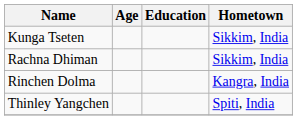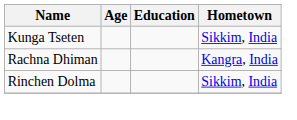(250, 59) Sikkim, India -> (240, 59) Kangra, India
(251, 81) Kangra, India -> (239, 81) Sikkim, India
- row: (58, 103)
